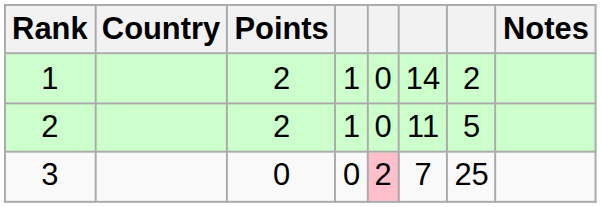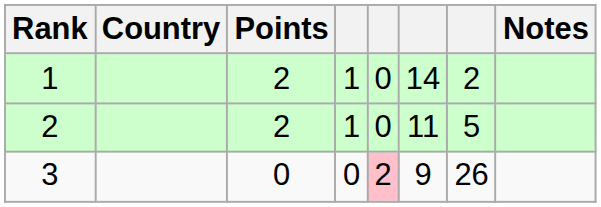(423, 175) 7 -> (423, 175) 9
(472, 175) 25 -> (472, 175) 26
